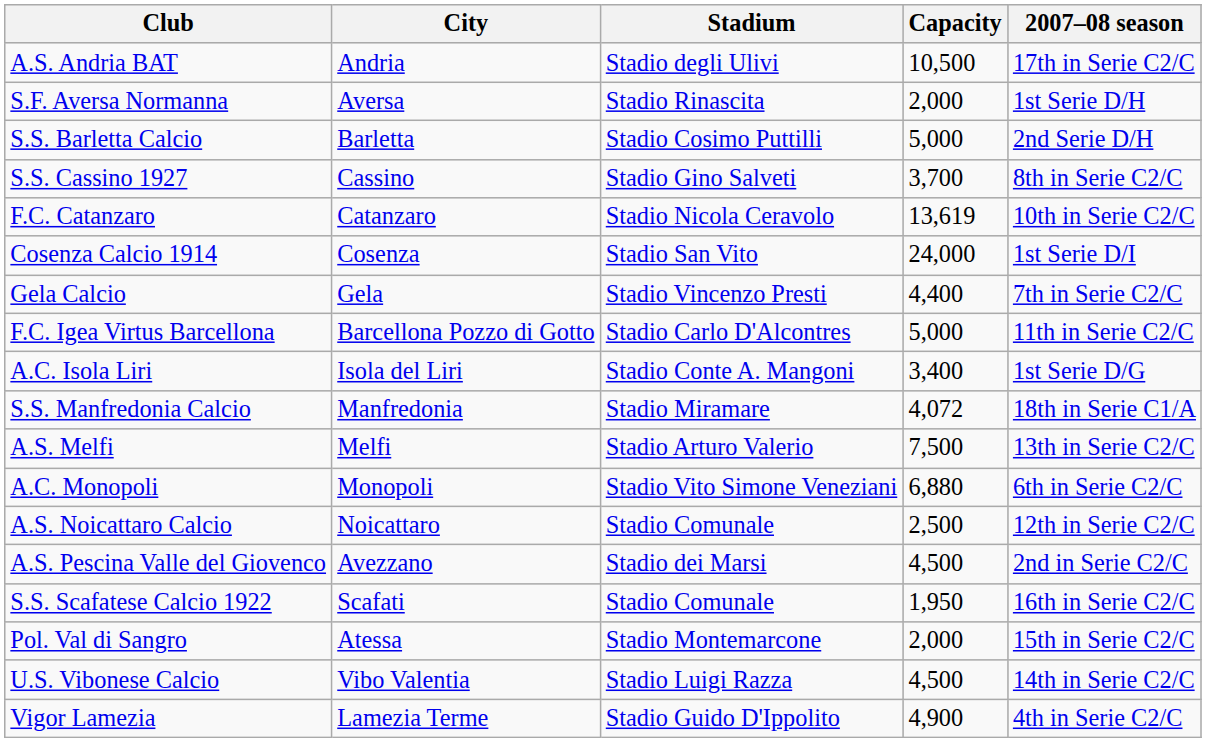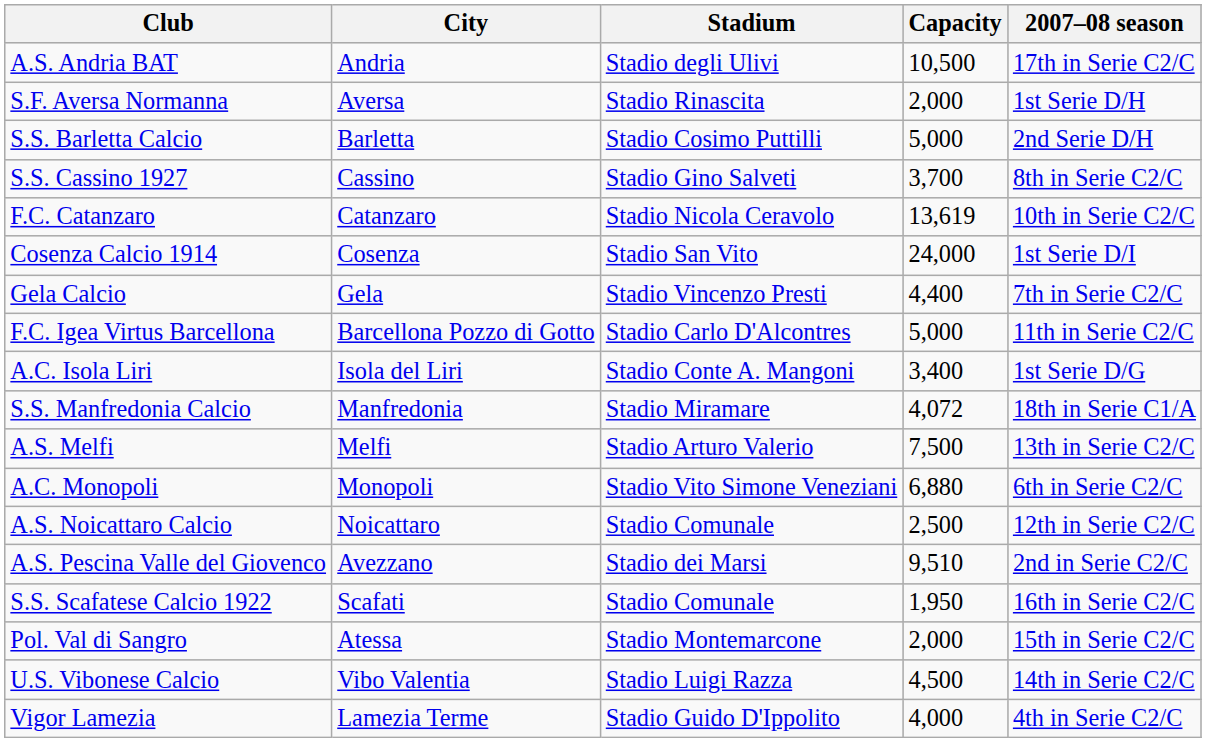(936, 563) 4,500 -> (936, 563) 9,510
(936, 718) 4,900 -> (936, 718) 4,000
